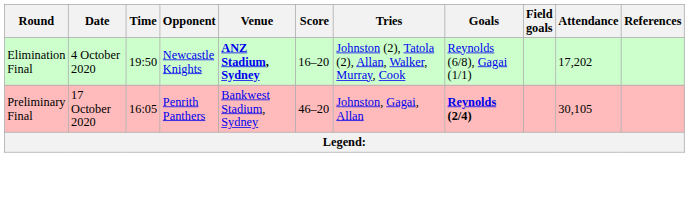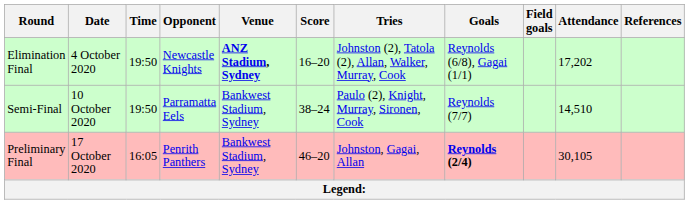+ row: (35, 108)
